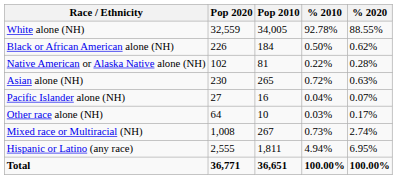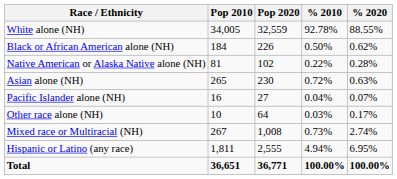columns swapped: (279, 13) <-> (232, 13)
